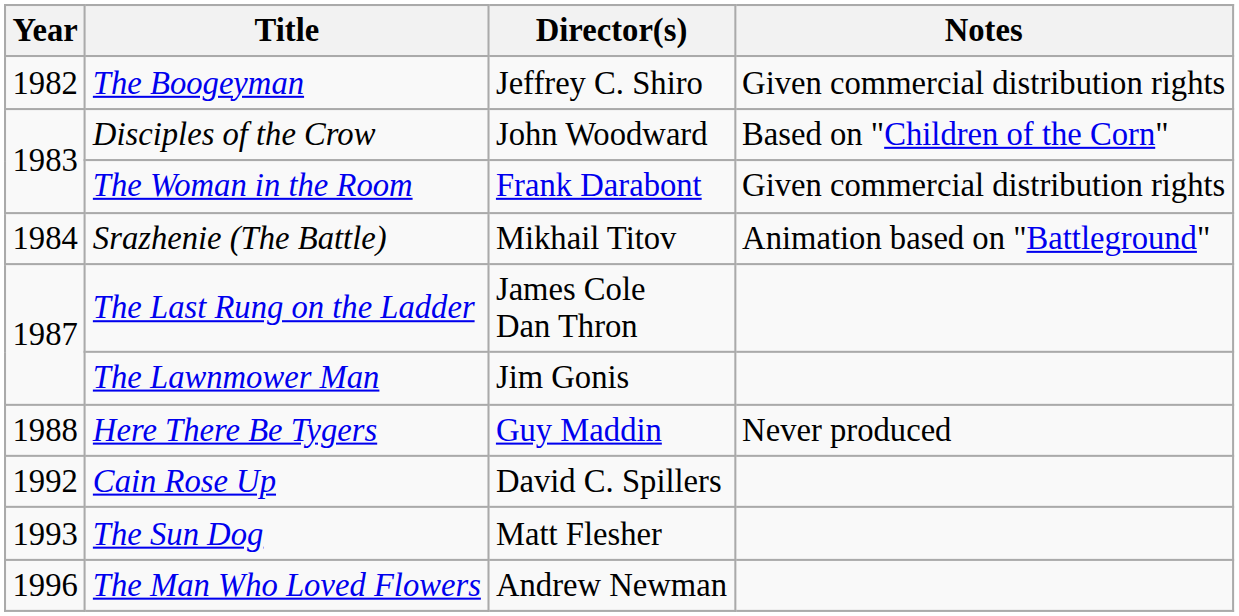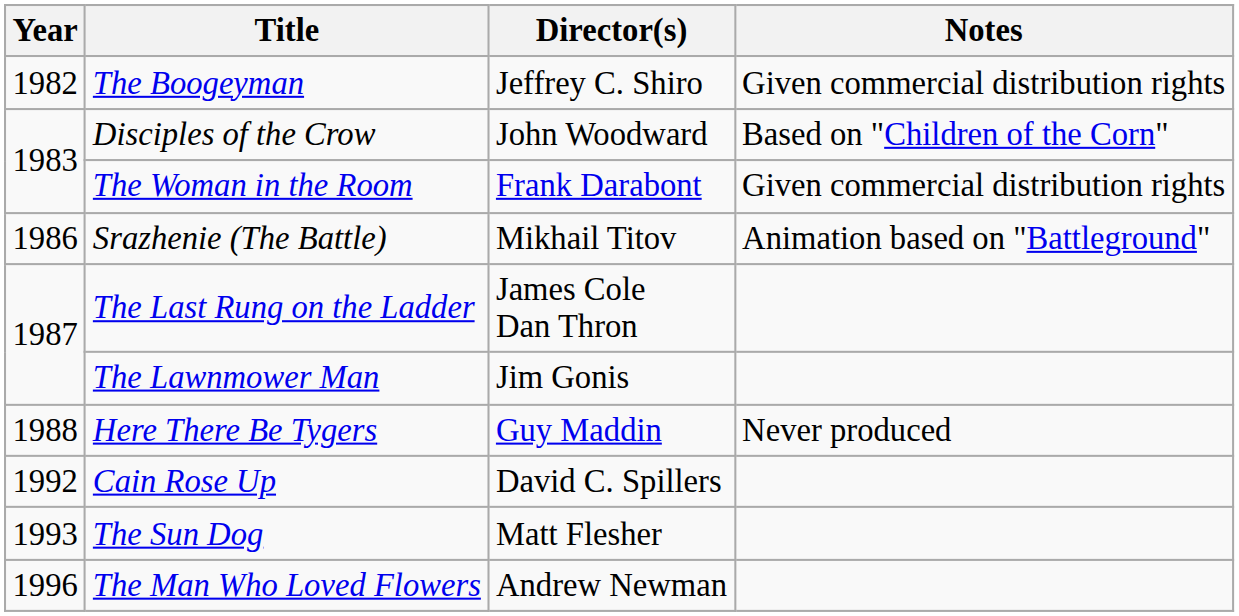(45, 237) 1984 -> (45, 237) 1986
